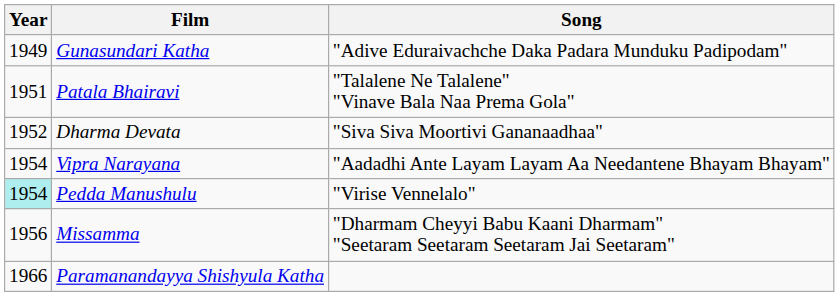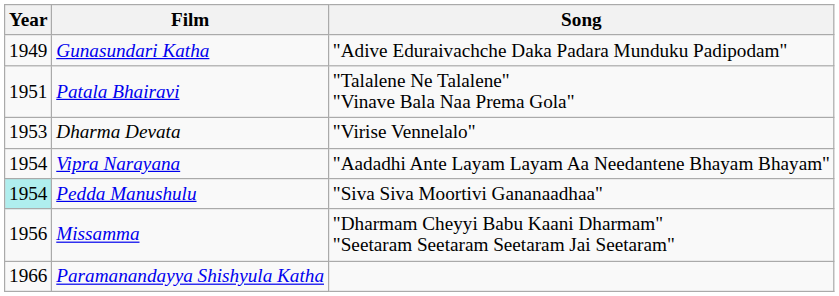(28, 132) 1952 -> (28, 132) 1953
(468, 132) "Siva Siva Moortivi Gananaadhaa" -> (404, 132) "Virise Vennelalo"
(404, 193) "Virise Vennelalo" -> (468, 193) "Siva Siva Moortivi Gananaadhaa"
